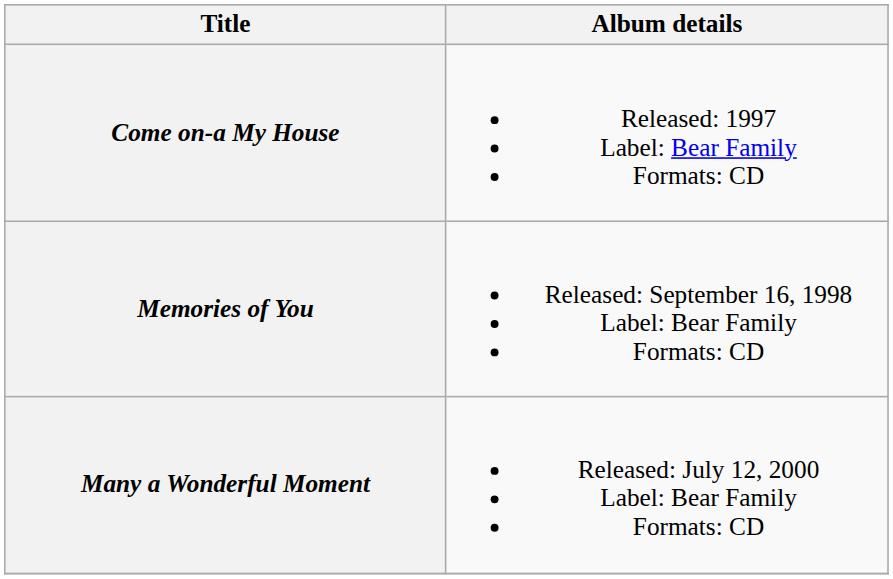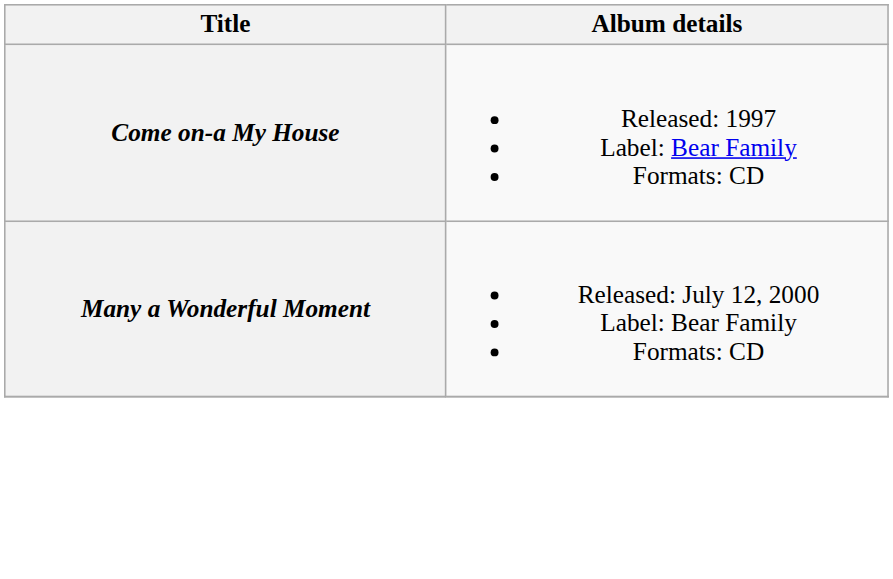- row: (225, 308)
